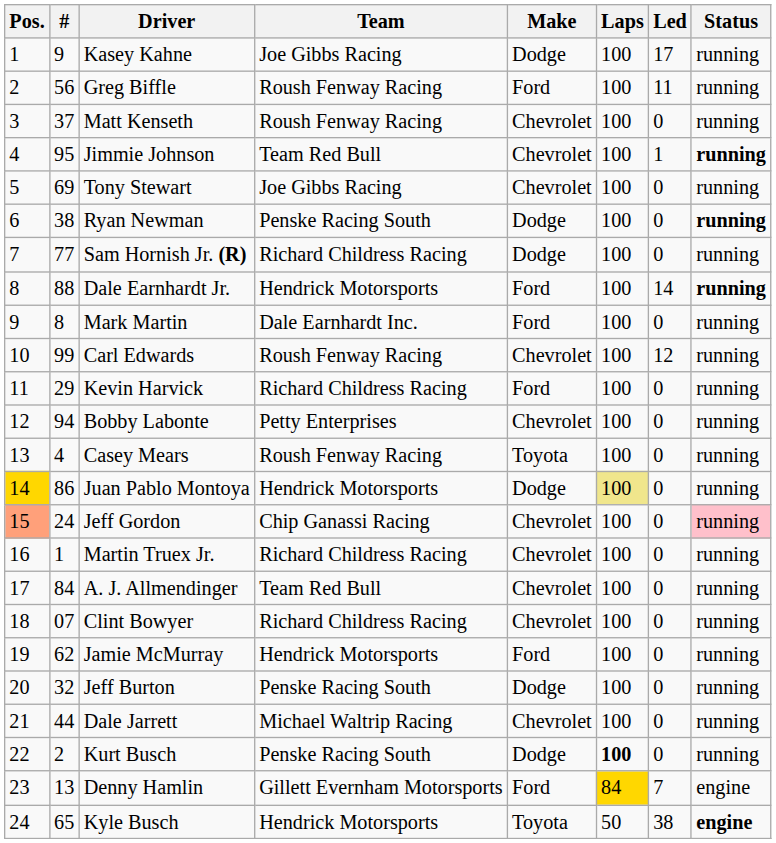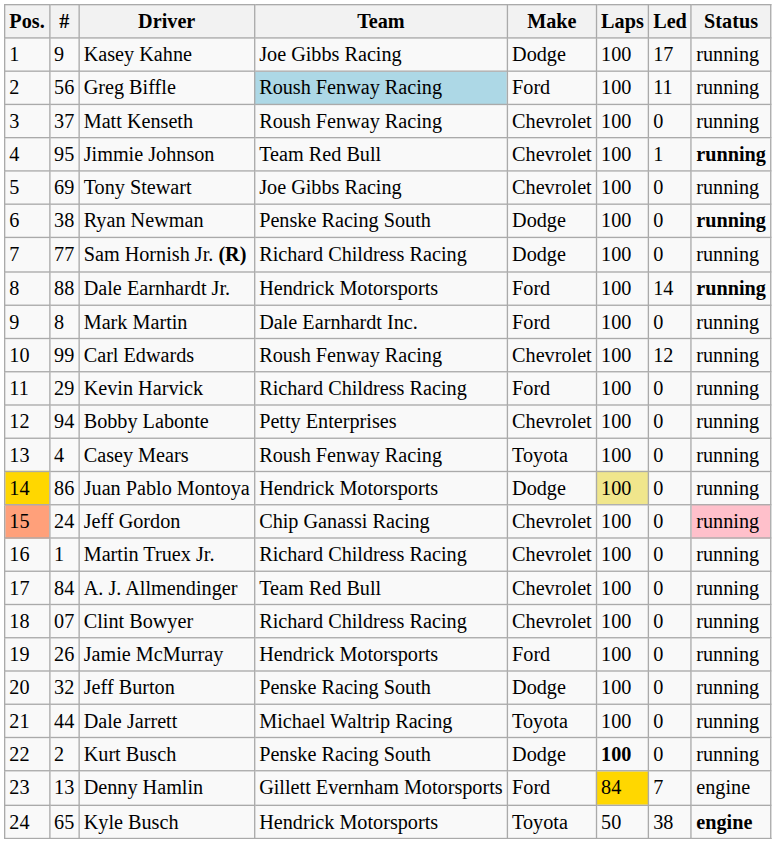(351, 88) no background -> (351, 88) lightblue background
(64, 654) 62 -> (64, 654) 26
(552, 721) Chevrolet -> (540, 721) Toyota
